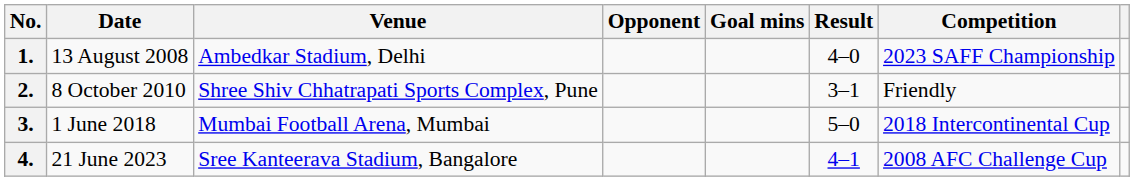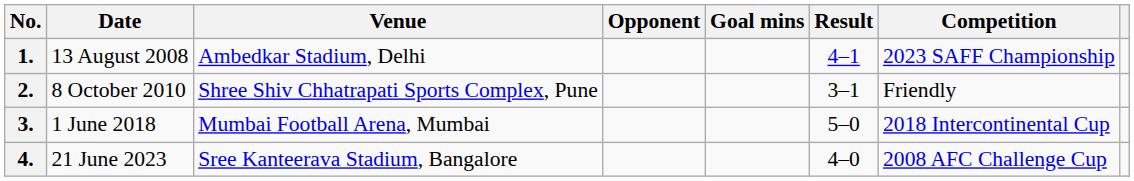(844, 55) 4–0 -> (844, 55) 4–1
(844, 158) 4–1 -> (844, 158) 4–0
